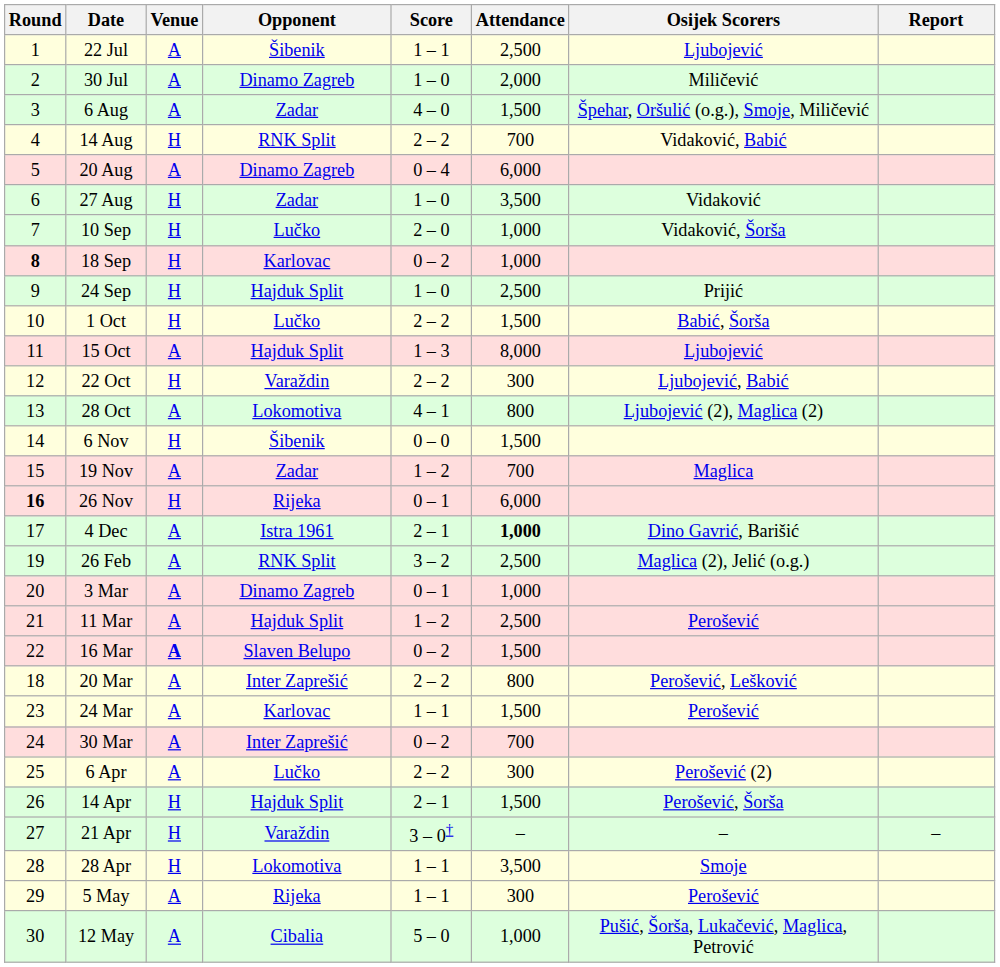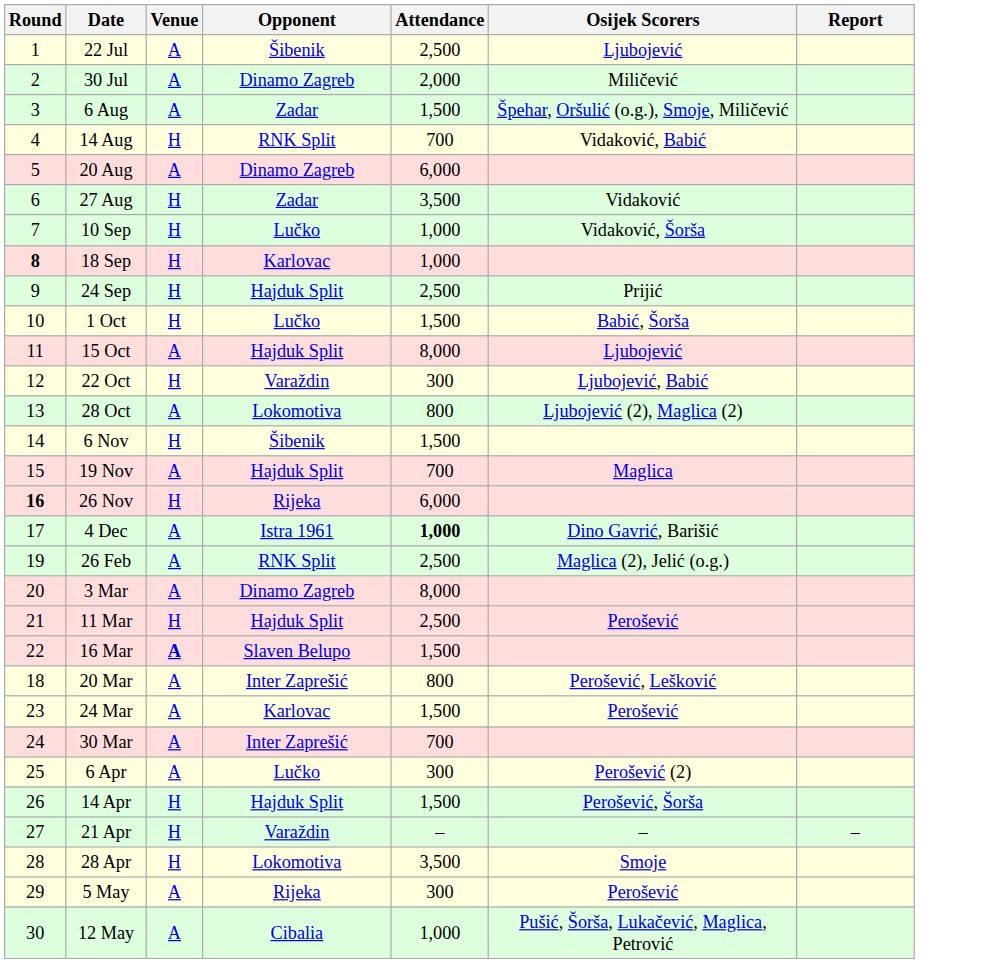- column: (431, 19)
(297, 470) Zadar -> (297, 470) Hajduk Split
(520, 591) 1,000 -> (440, 591) 8,000
(174, 621) A -> (174, 621) H
